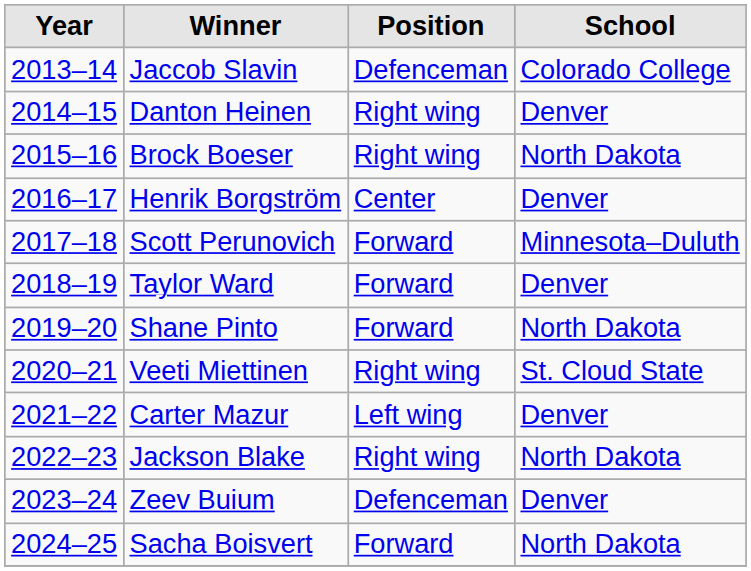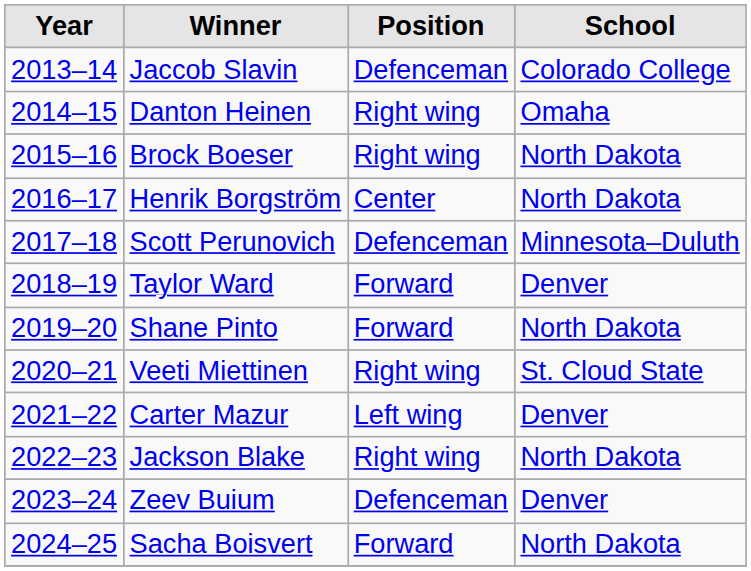(564, 112) Denver -> (565, 112) Omaha
(564, 198) Denver -> (601, 198) North Dakota
(404, 241) Forward -> (431, 241) Defenceman
